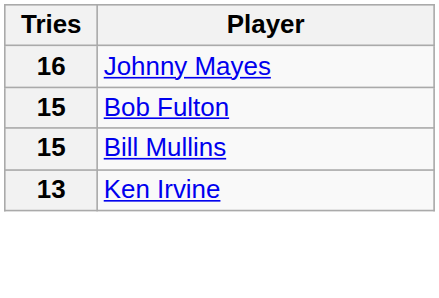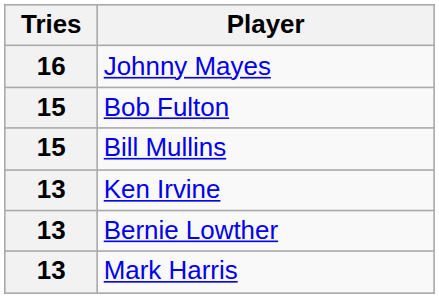+ row: (191, 230)
+ row: (171, 271)
